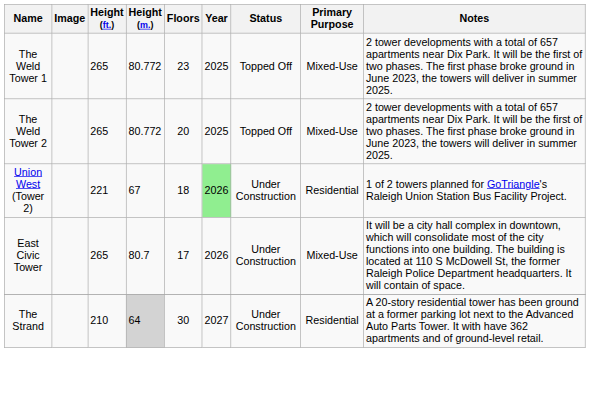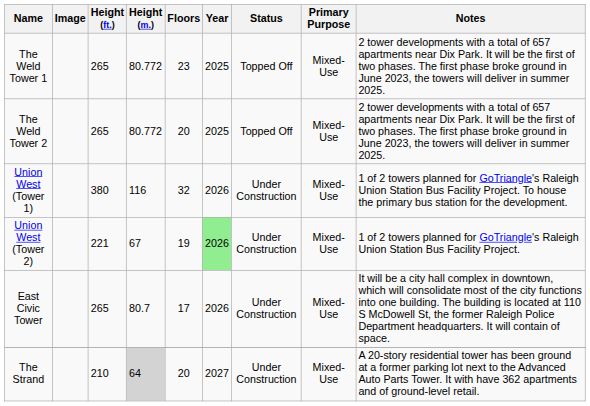+ row: (28, 190)
(183, 190) 18 -> (184, 243) 19
(332, 190) Residential -> (329, 243) Mixed-Use
(183, 321) 30 -> (184, 374) 20
(332, 321) Residential -> (329, 374) Mixed-Use
